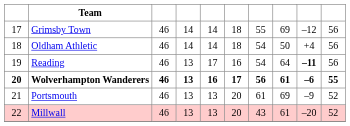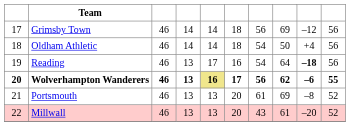(261, 29) 55 -> (261, 29) 56
(309, 63) –11 -> (309, 63) –18
(212, 79) no background -> (212, 79) khaki background
(285, 79) 61 -> (285, 79) 62
(309, 96) –9 -> (309, 96) –8
